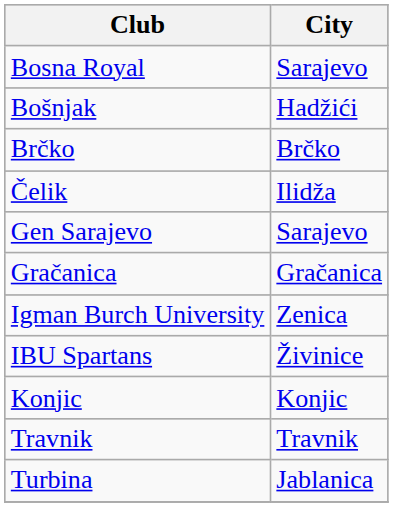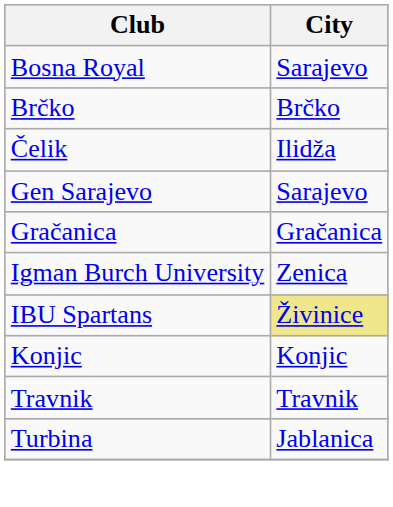- row: (54, 107)
(320, 356) no background -> (320, 314) khaki background
